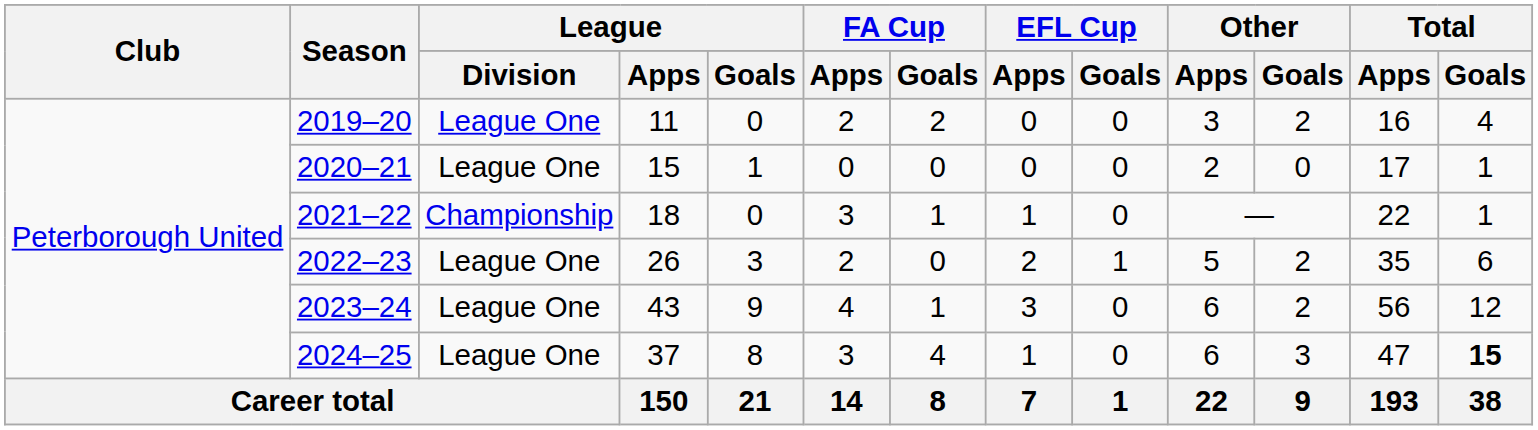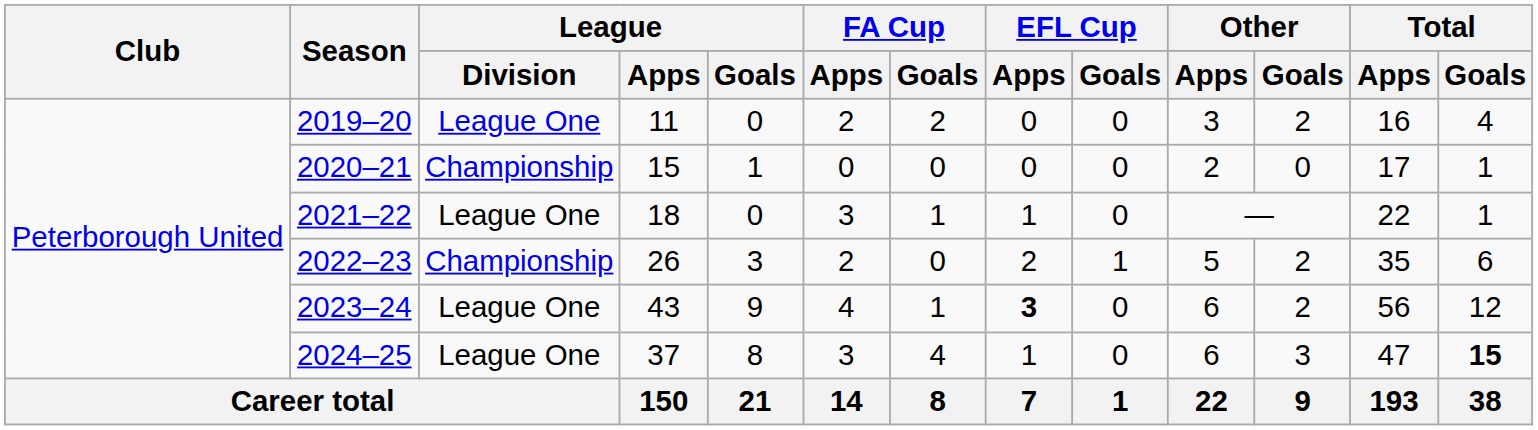(519, 167) League One -> (519, 167) Championship
(519, 214) Championship -> (519, 214) League One
(519, 261) League One -> (519, 261) Championship
(1029, 307) normal -> (1029, 307) bold
